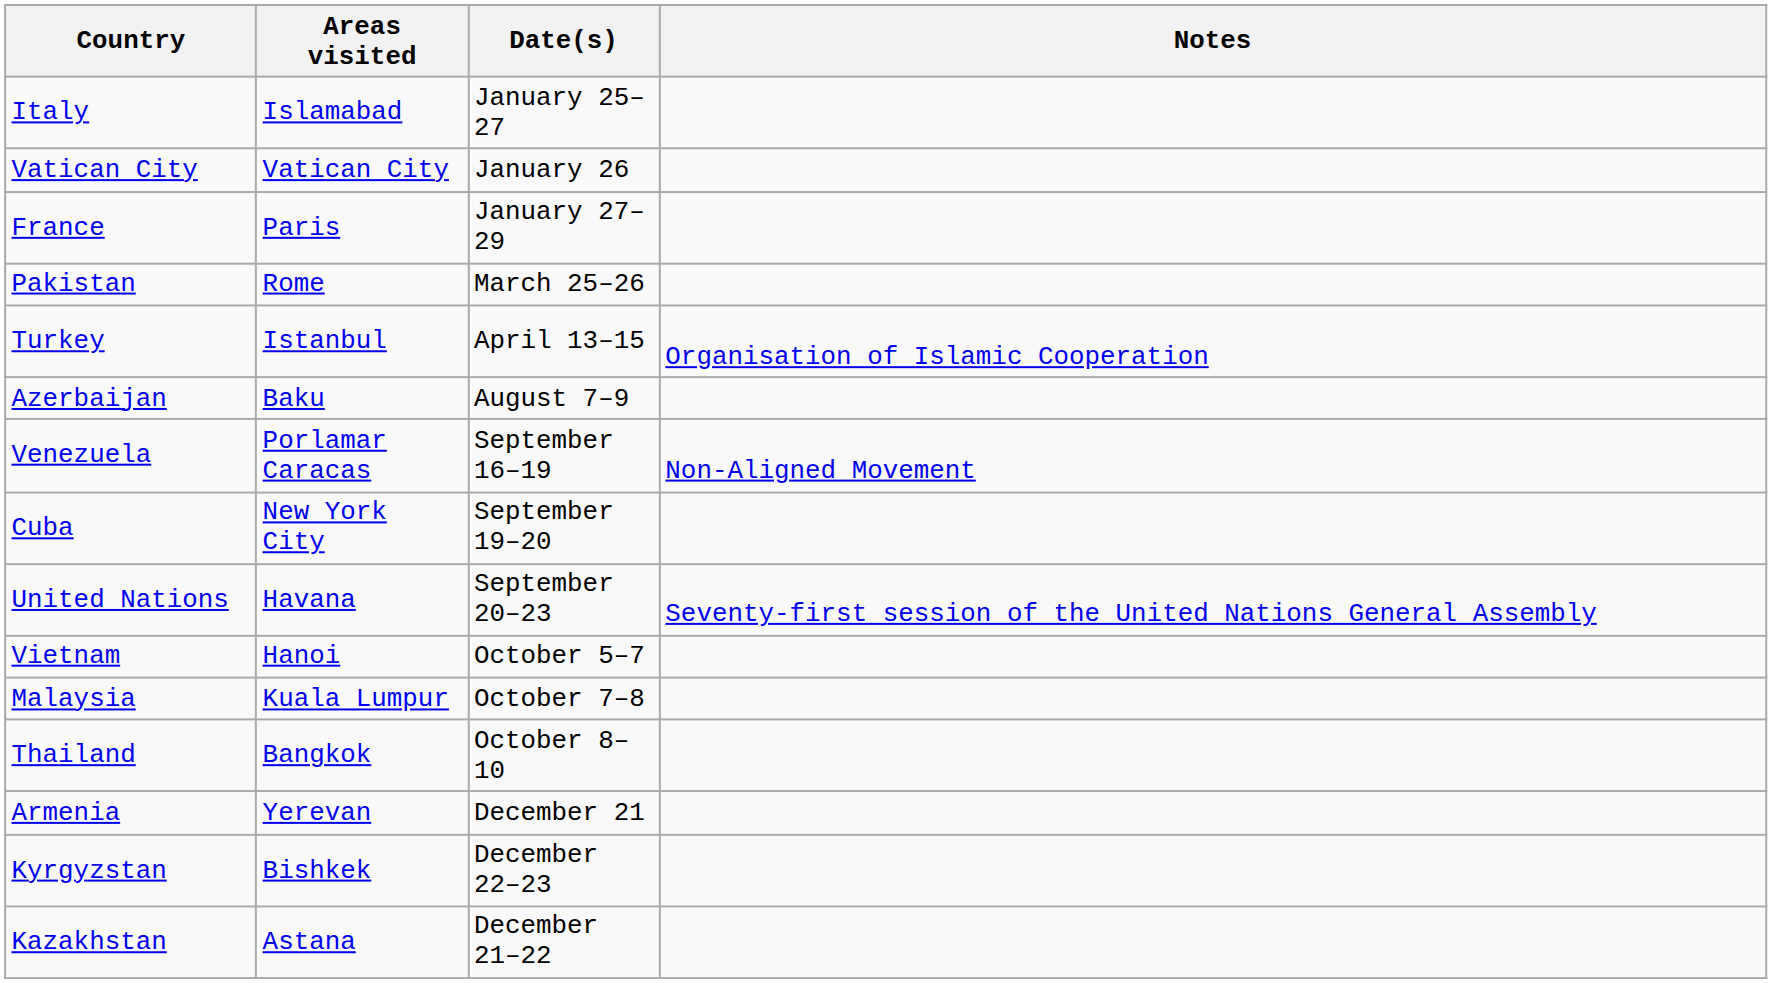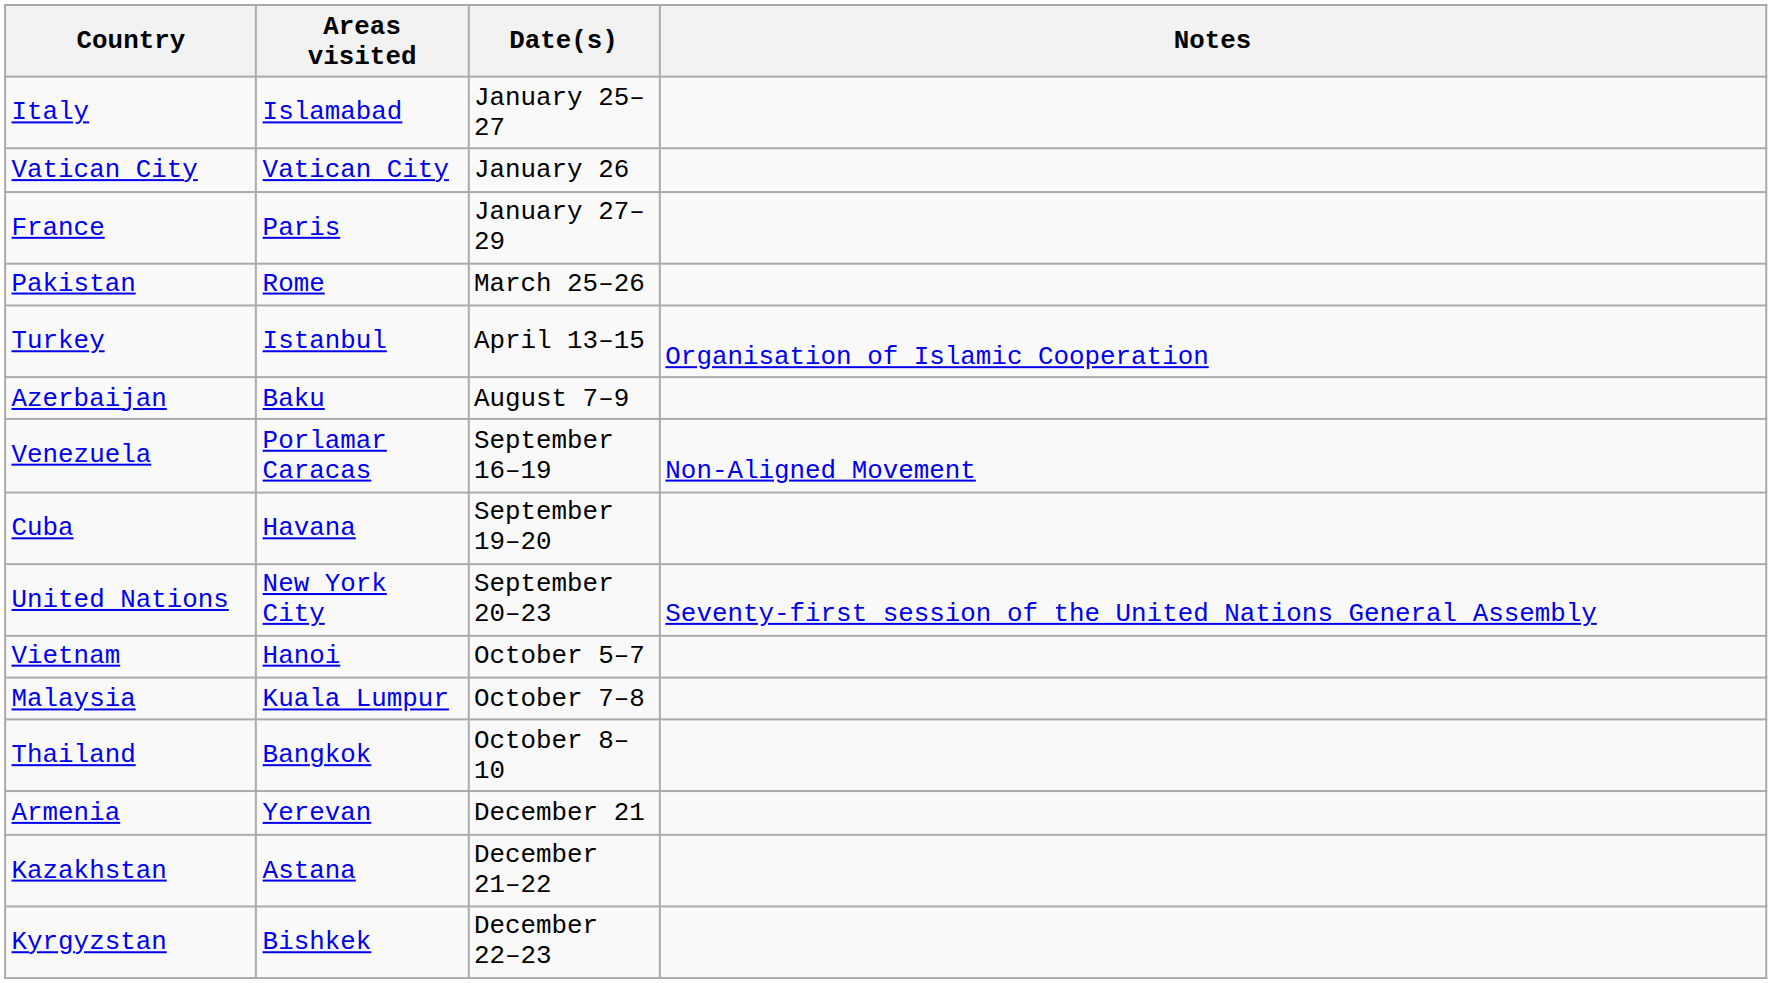(325, 528) New York City -> (309, 528) Havana
(309, 600) Havana -> (325, 600) New York City
rows swapped: (89, 942) <-> (89, 870)
